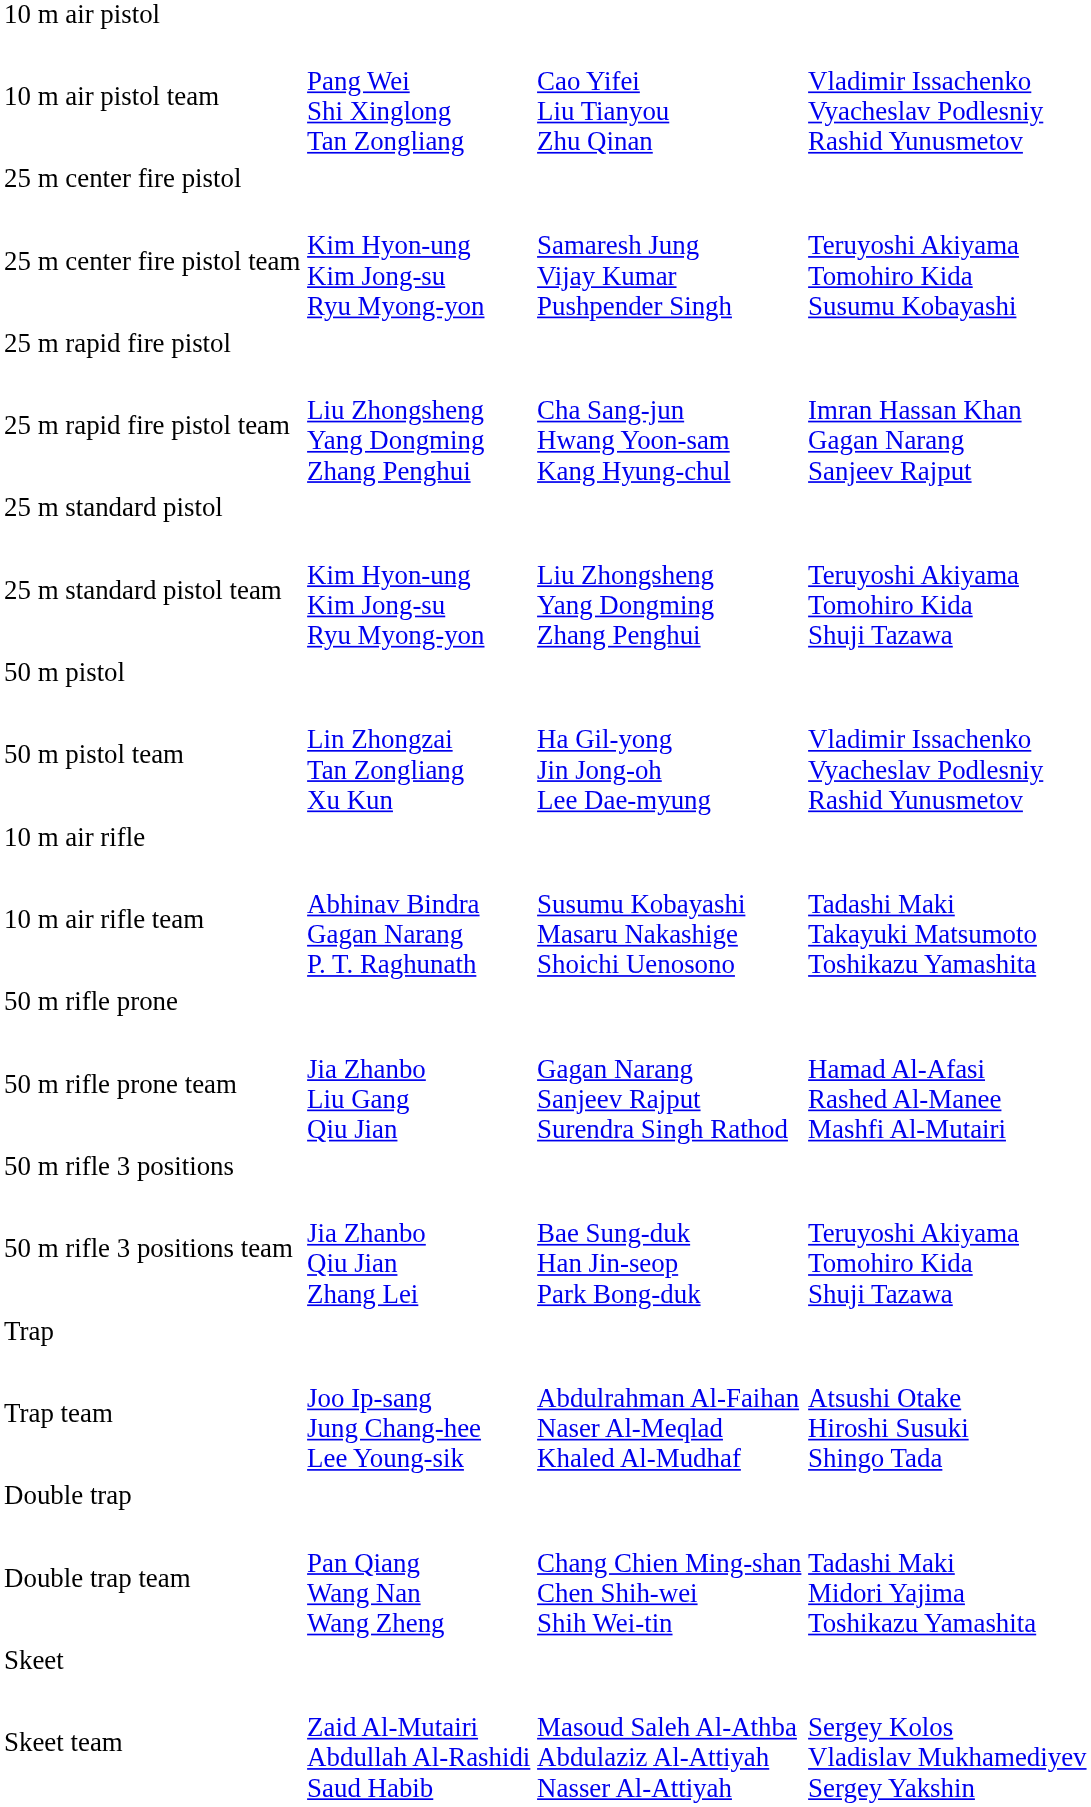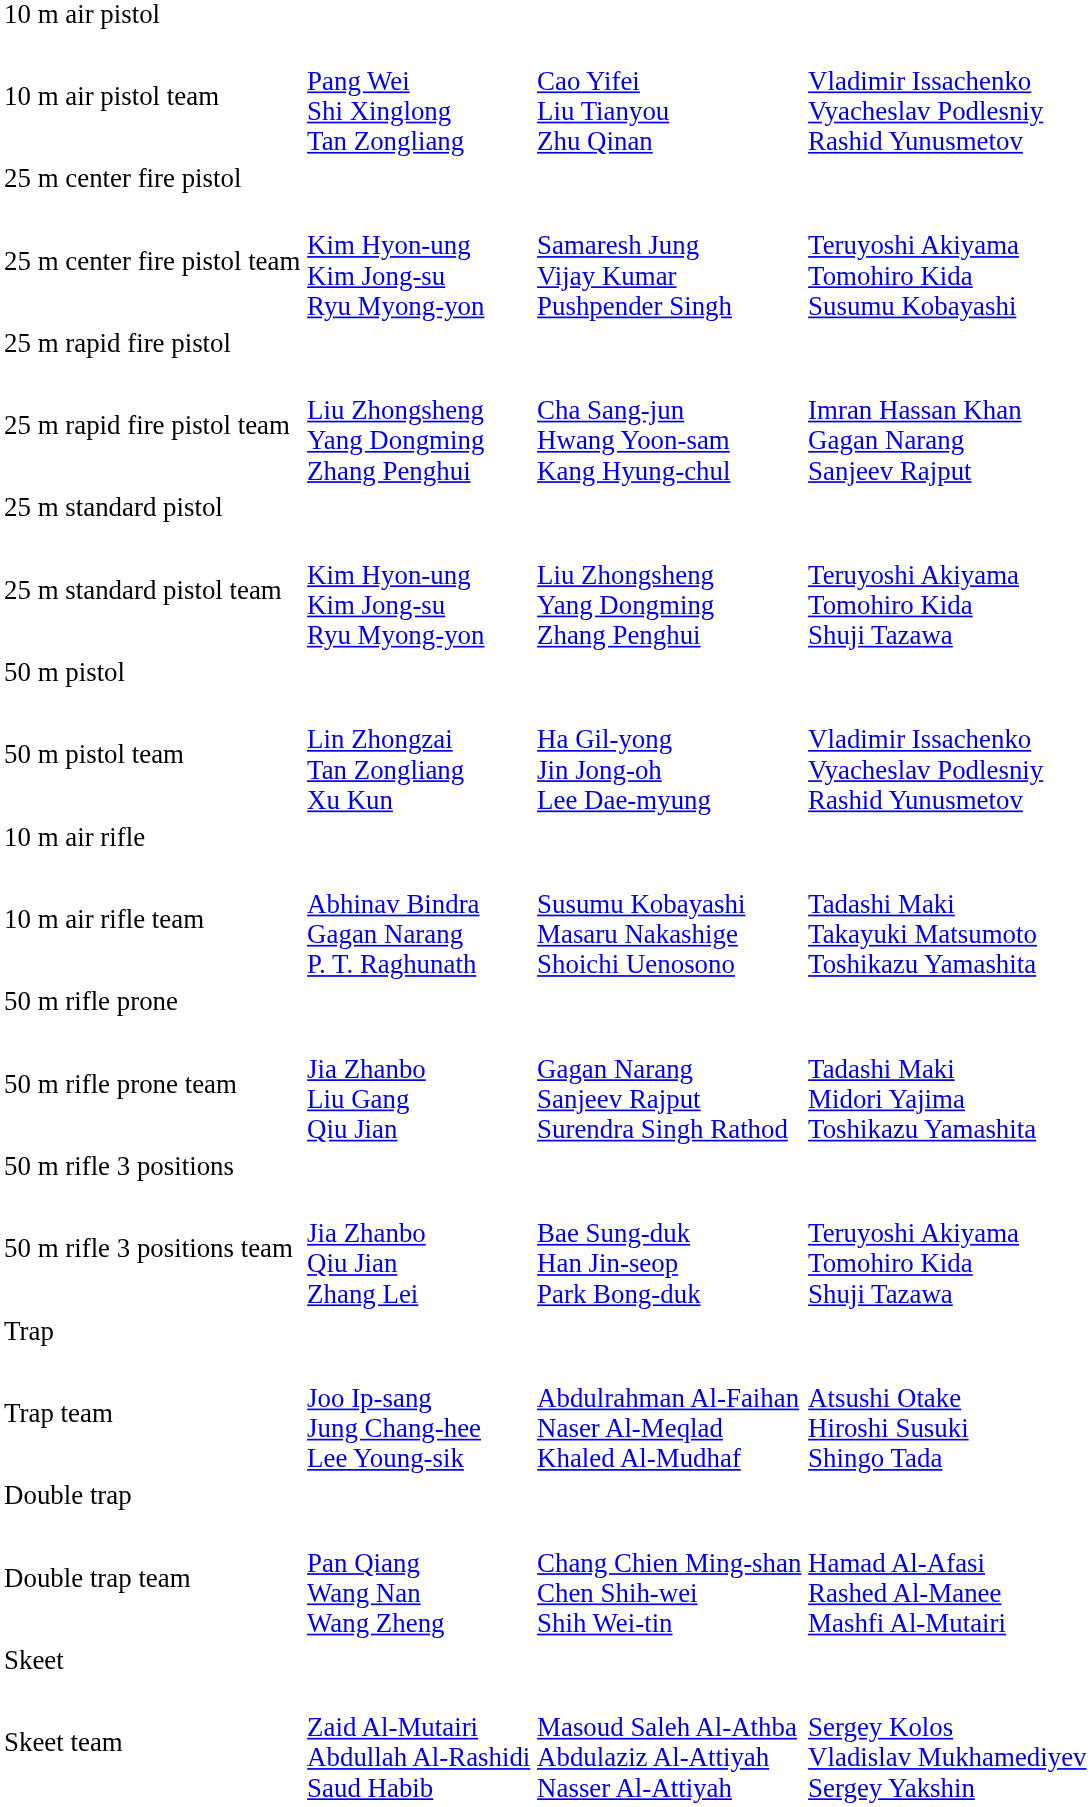(907, 1099) Hamad Al-Afasi Rashed Al-Manee Mashfi Al-Mutairi -> (922, 1099) Tadashi Maki Midori Yajima Toshikazu Yamashita
(922, 1593) Tadashi Maki Midori Yajima Toshikazu Yamashita -> (907, 1593) Hamad Al-Afasi Rashed Al-Manee Mashfi Al-Mutairi
